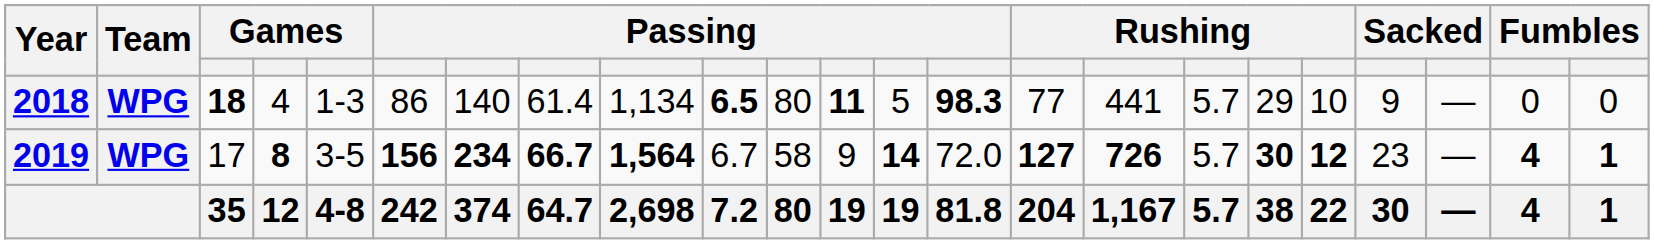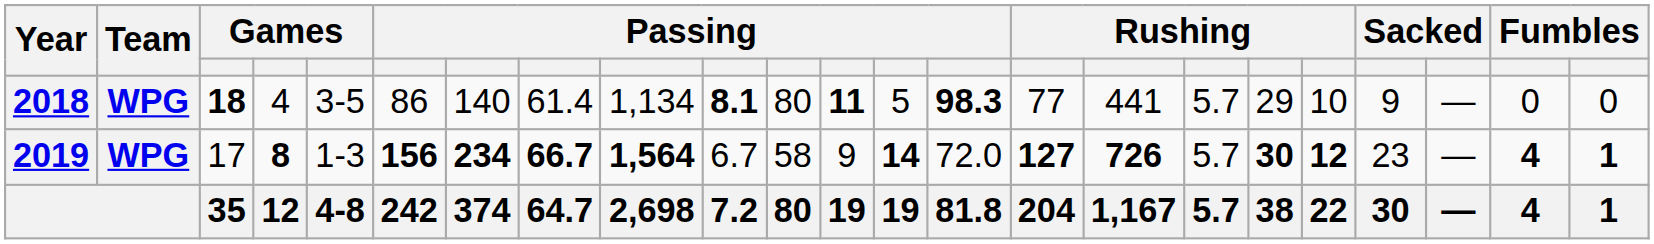(340, 101) 1-3 -> (340, 101) 3-5
(734, 101) 6.5 -> (734, 101) 8.1
(340, 156) 3-5 -> (340, 156) 1-3
